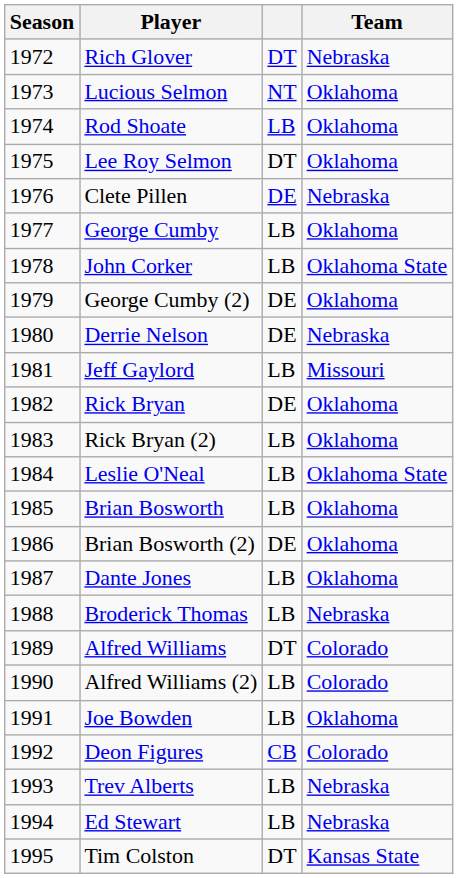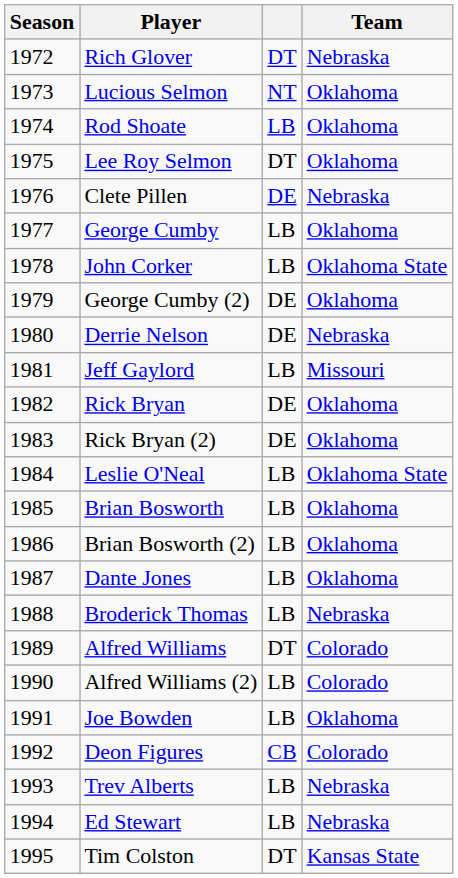(281, 439) LB -> (282, 439) DE
(282, 543) DE -> (281, 543) LB
